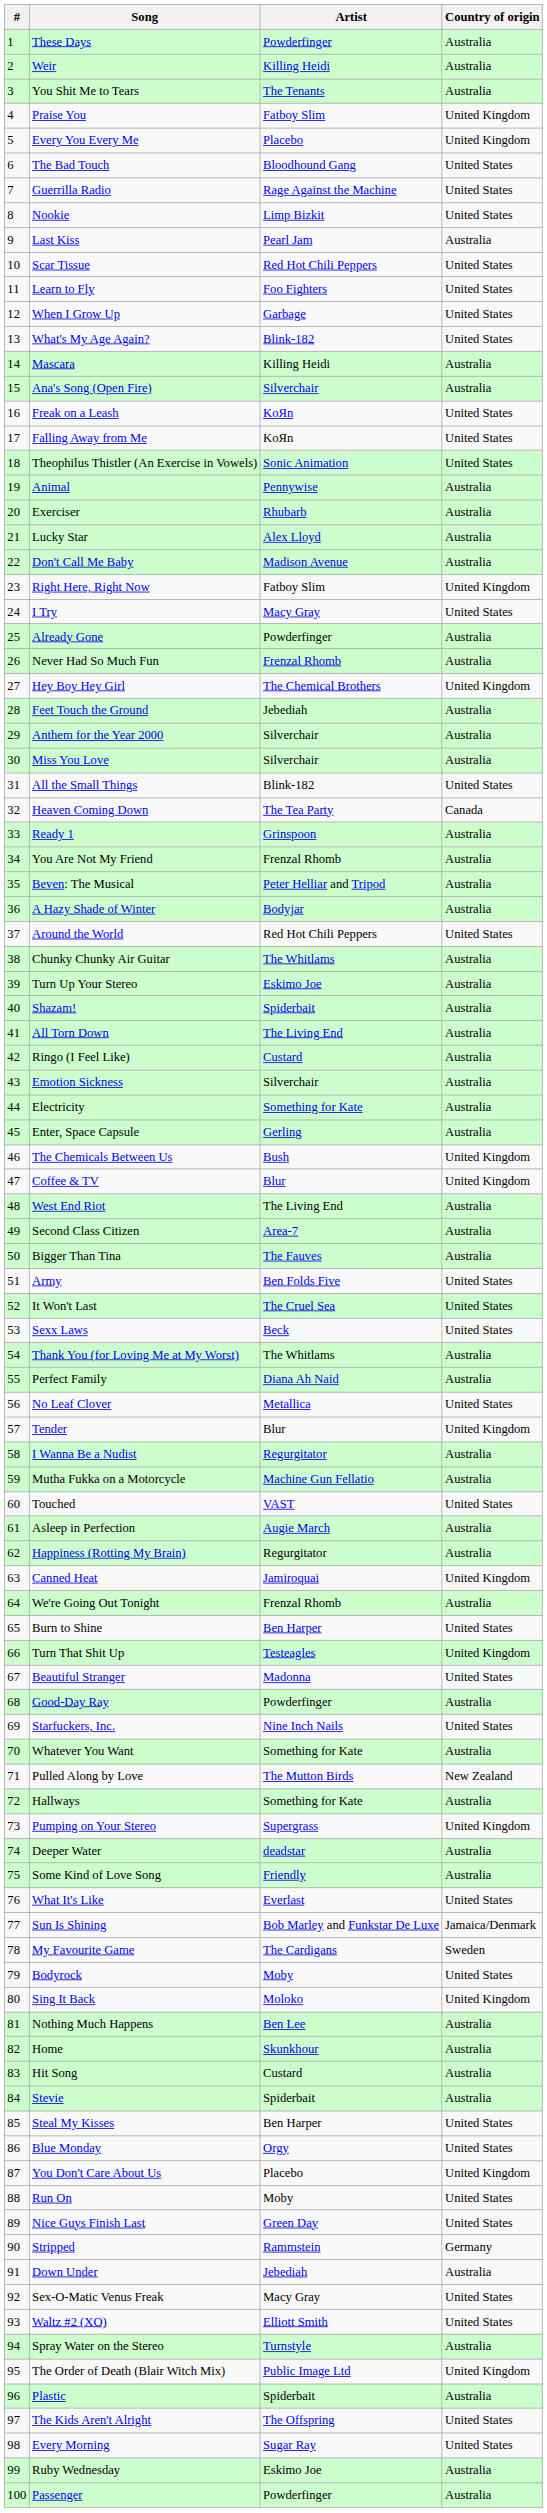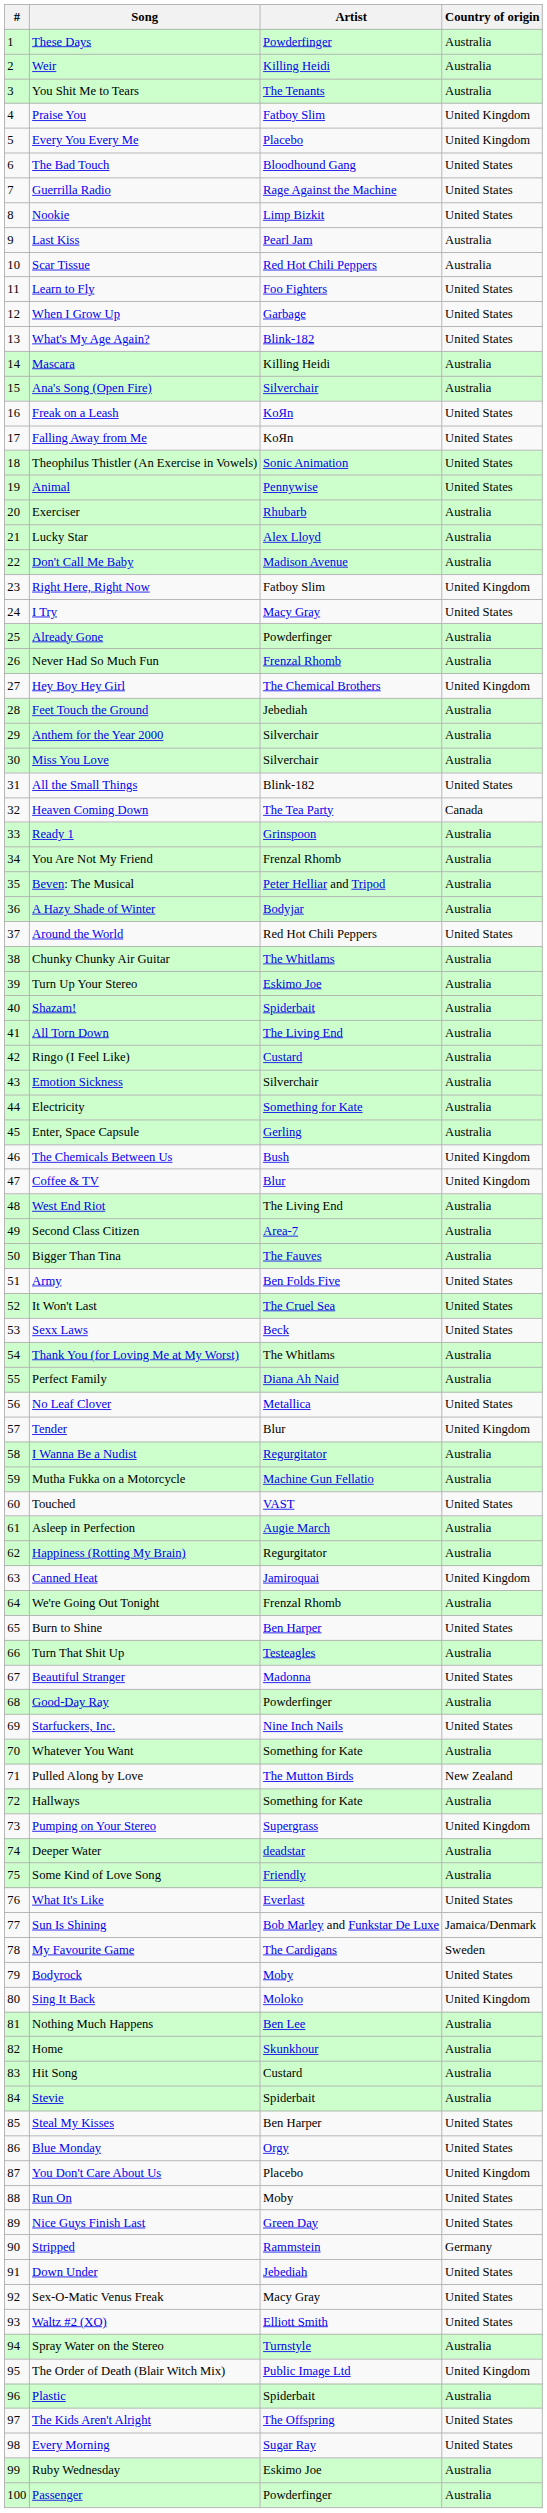(479, 264) United States -> (468, 264) Australia
(468, 487) Australia -> (479, 487) United States
(488, 1652) United Kingdom -> (468, 1652) Australia
(468, 2272) Australia -> (479, 2272) United States
